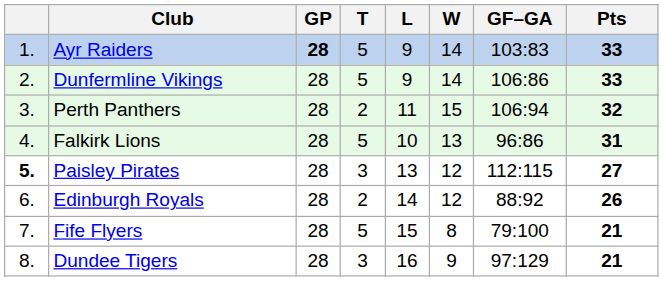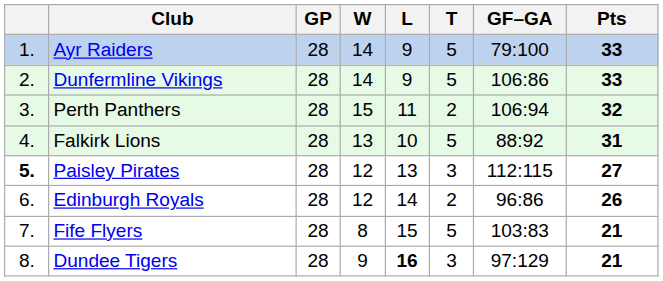columns swapped: (452, 19) <-> (363, 19)
(318, 49) bold -> (318, 49) normal
(520, 49) 103:83 -> (520, 49) 79:100
(520, 140) 96:86 -> (520, 140) 88:92
(520, 200) 88:92 -> (520, 200) 96:86
(520, 230) 79:100 -> (520, 230) 103:83
(407, 261) normal -> (407, 261) bold
